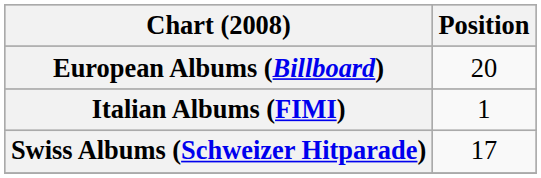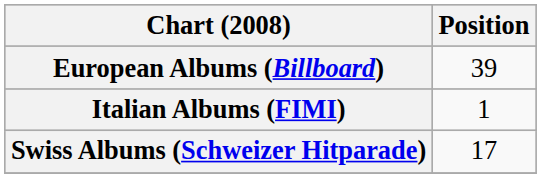(484, 67) 20 -> (484, 67) 39
